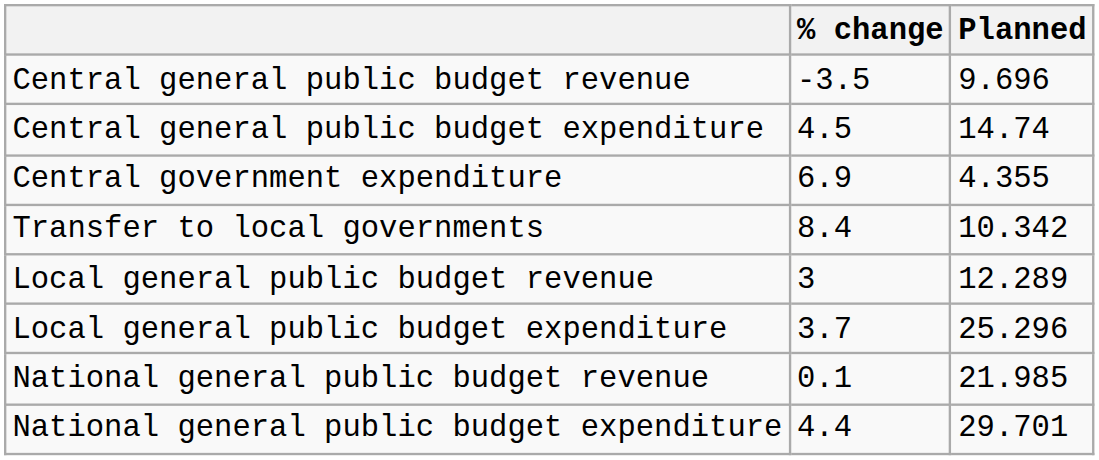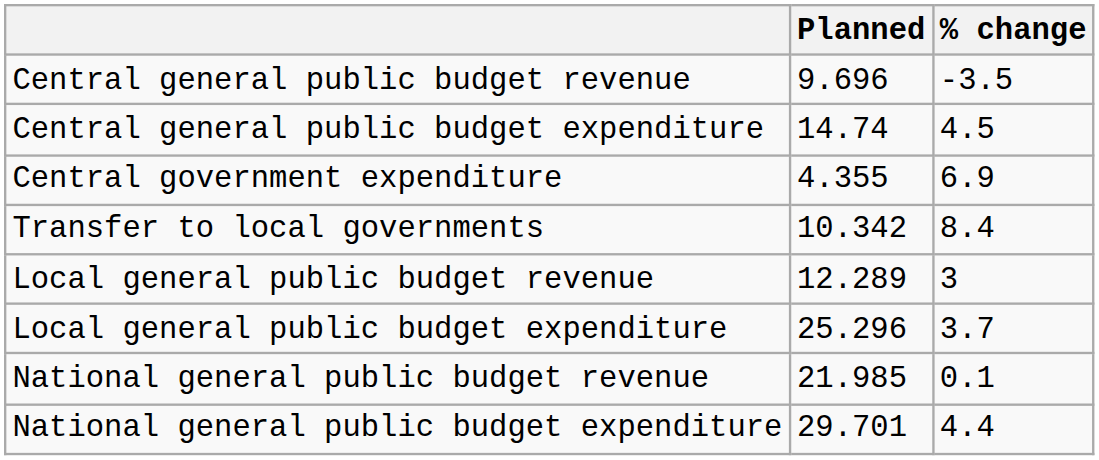columns swapped: (1022, 30) <-> (870, 30)
